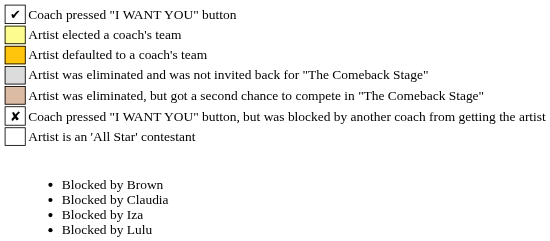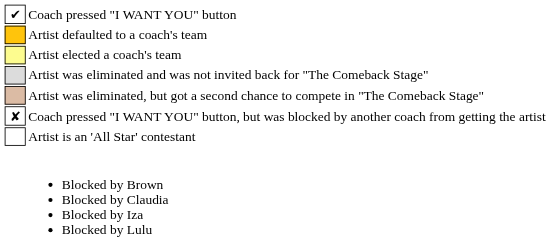rows swapped: (118, 55) <-> (105, 34)
